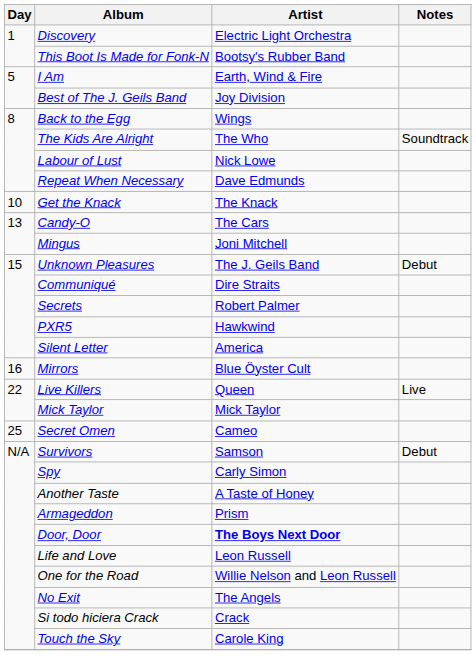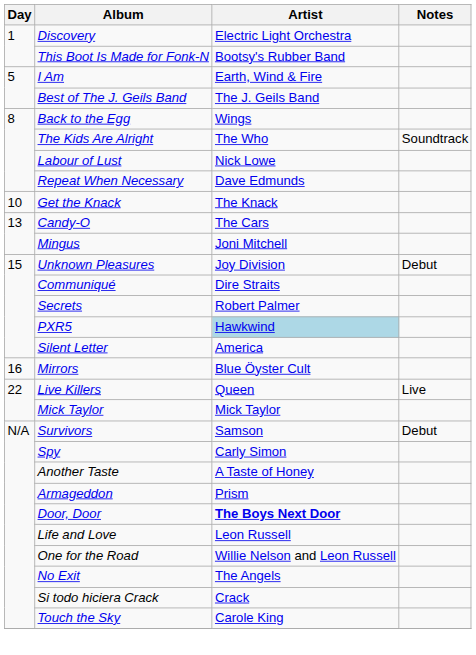(250, 98) Joy Division -> (267, 98) The J. Geils Band
(267, 264) The J. Geils Band -> (250, 264) Joy Division
(245, 327) no background -> (245, 327) lightblue background
- row: (76, 431)
